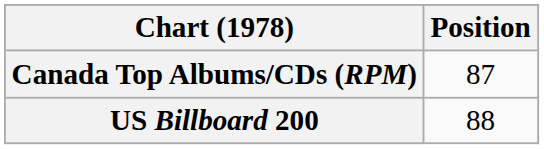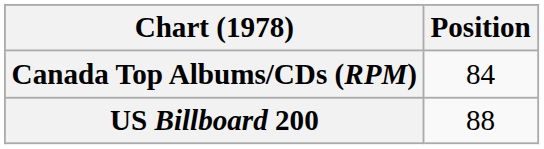(481, 73) 87 -> (481, 73) 84
